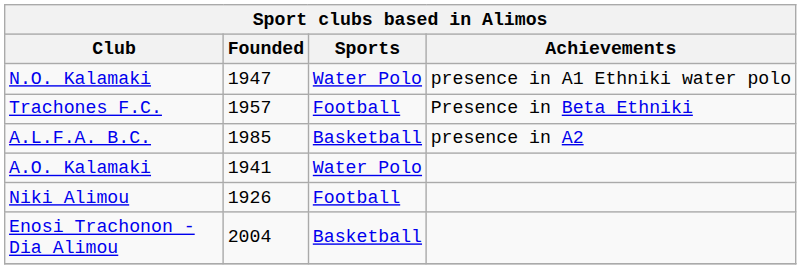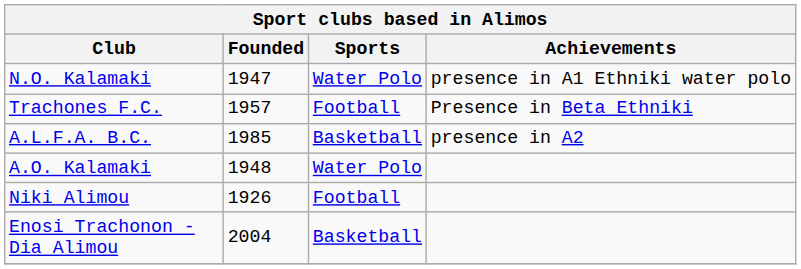(250, 168) 1941 -> (250, 168) 1948
